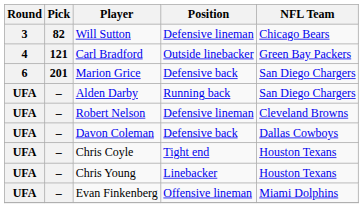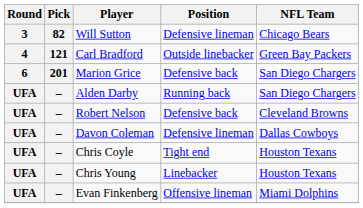(209, 113) Defensive lineman -> (201, 113) Defensive back
(201, 133) Defensive back -> (209, 133) Defensive lineman
